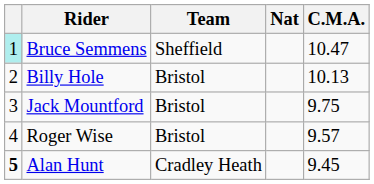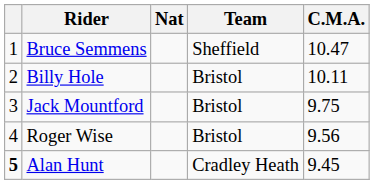columns swapped: (285, 19) <-> (208, 19)
(13, 48) paleturquoise background -> (13, 48) no background
(328, 77) 10.13 -> (328, 77) 10.11
(324, 135) 9.57 -> (324, 135) 9.56
